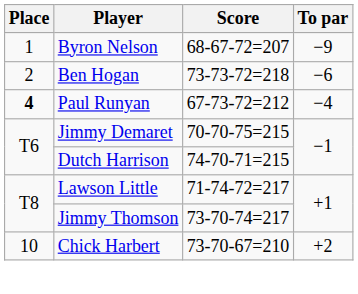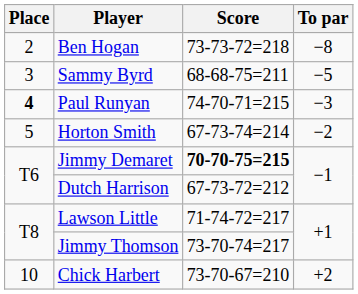- row: (108, 47)
(323, 75) −6 -> (323, 47) −8
+ row: (105, 75)
(238, 103) 67-73-72=212 -> (238, 103) 74-70-71=215
(323, 103) −4 -> (323, 103) −3
+ row: (107, 132)
(238, 132) normal -> (238, 160) bold
(238, 160) 74-70-71=215 -> (238, 189) 67-73-72=212
